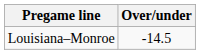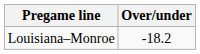(157, 37) -14.5 -> (157, 37) -18.2
